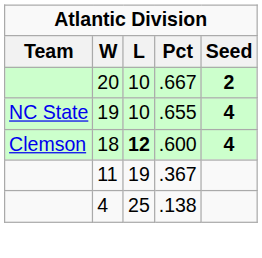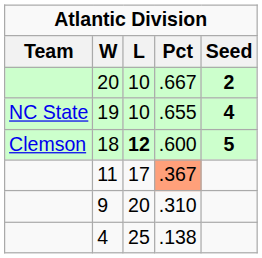(229, 144) 4 -> (229, 144) 5
(139, 175) 19 -> (139, 175) 17
(178, 175) no background -> (178, 175) lightsalmon background
+ row: (103, 206)
